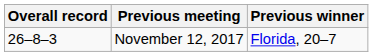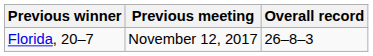columns swapped: (58, 16) <-> (307, 16)
